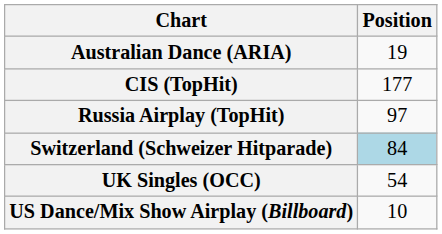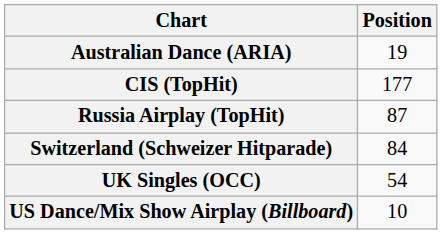(397, 116) 97 -> (397, 116) 87
(397, 148) lightblue background -> (397, 148) no background
